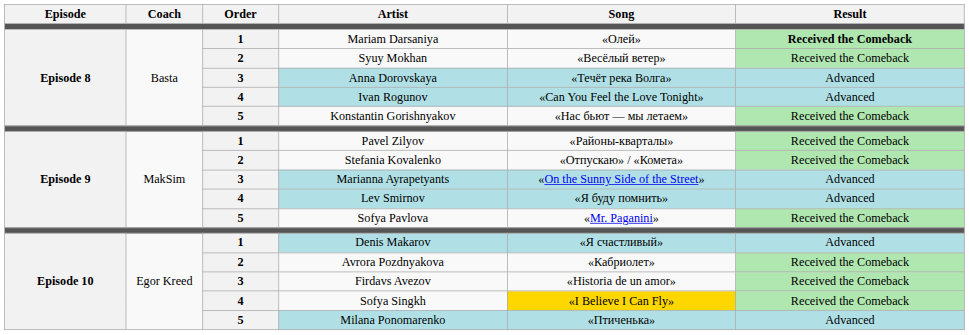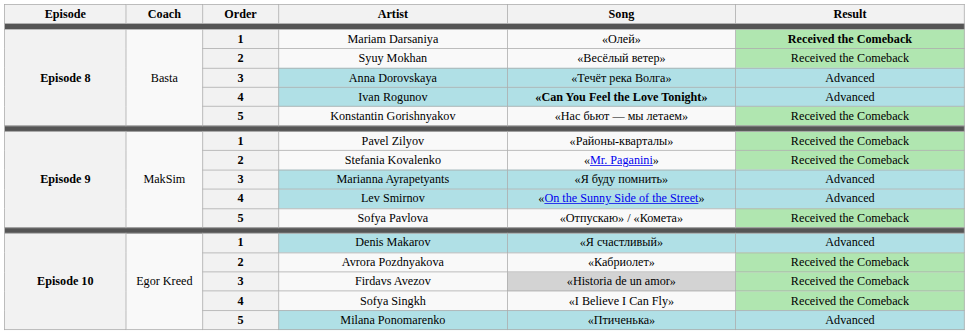(621, 96) normal -> (621, 96) bold
(621, 160) «Отпускаю» / «Комета» -> (621, 160) «Mr. Paganini»
(621, 179) «On the Sunny Side of the Street» -> (621, 179) «Я буду помнить»
(621, 198) «Я буду помнить» -> (621, 198) «On the Sunny Side of the Street»
(621, 218) «Mr. Paganini» -> (621, 218) «Отпускаю» / «Комета»
(621, 281) no background -> (621, 281) lightgrey background
(621, 300) gold background -> (621, 300) no background
